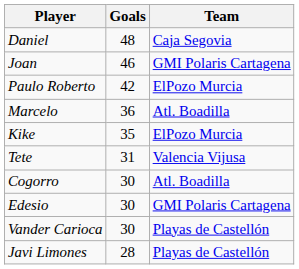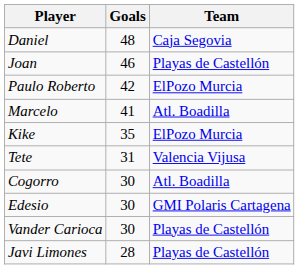(222, 63) GMI Polaris Cartagena -> (211, 63) Playas de Castellón
(128, 110) 36 -> (128, 110) 41
